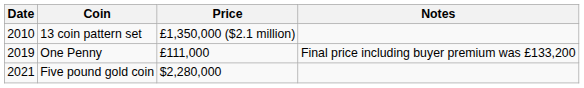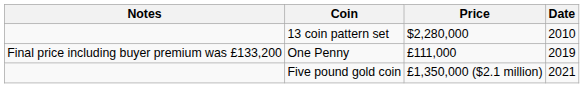columns swapped: (21, 14) <-> (438, 14)
(227, 33) £1,350,000 ($2.1 million) -> (438, 33) $2,280,000
(191, 72) $2,280,000 -> (475, 72) £1,350,000 ($2.1 million)
